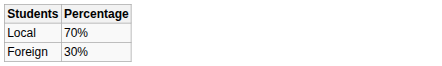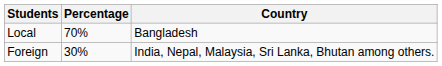+ column: (284, 14)
